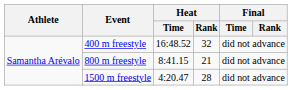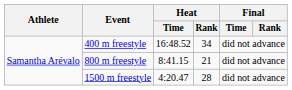(206, 44) 32 -> (206, 44) 34
